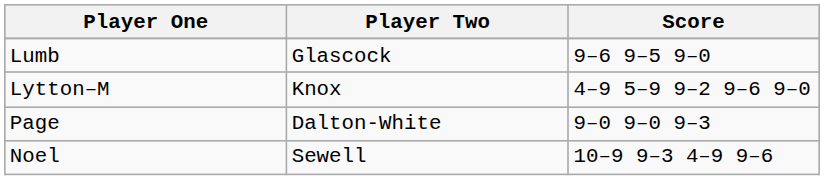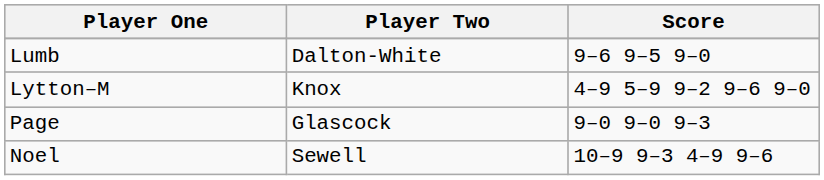(342, 56) Glascock -> (367, 56) Dalton-White
(367, 123) Dalton-White -> (342, 123) Glascock
